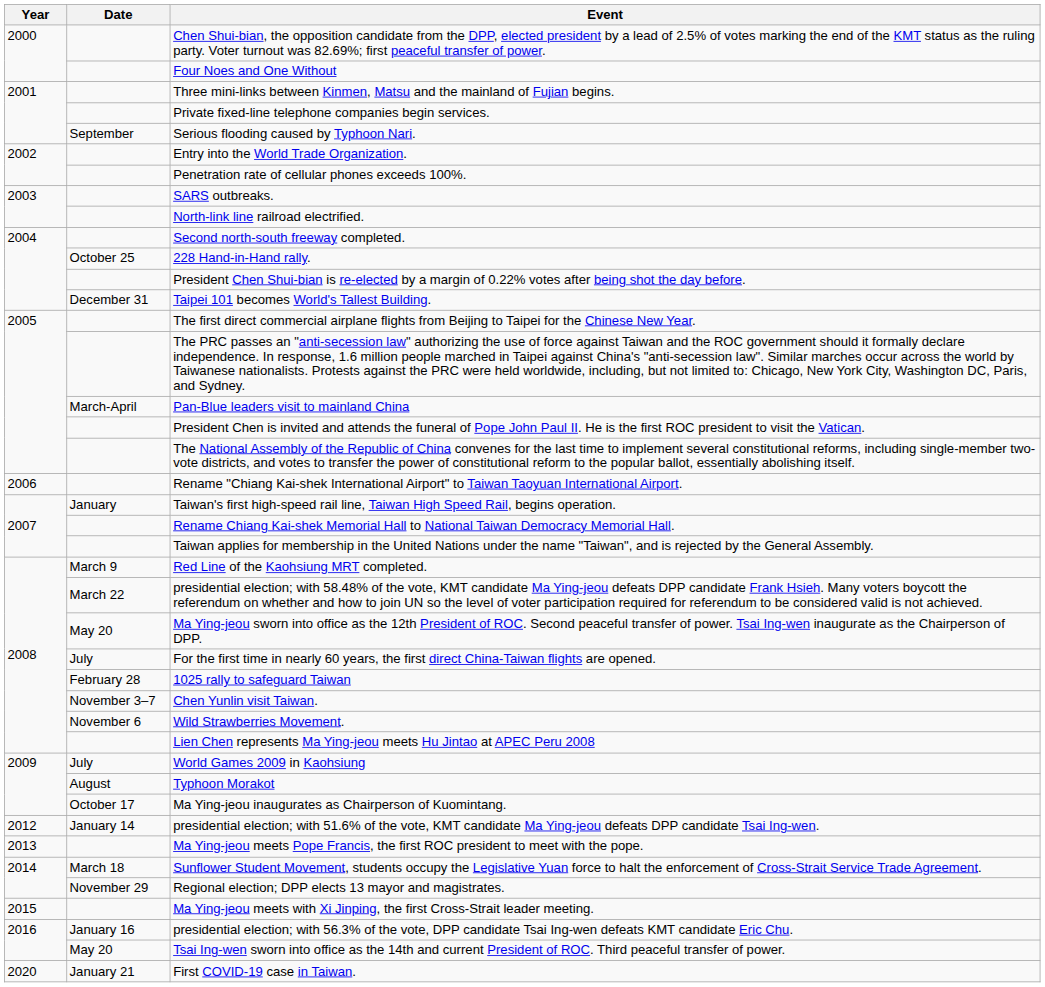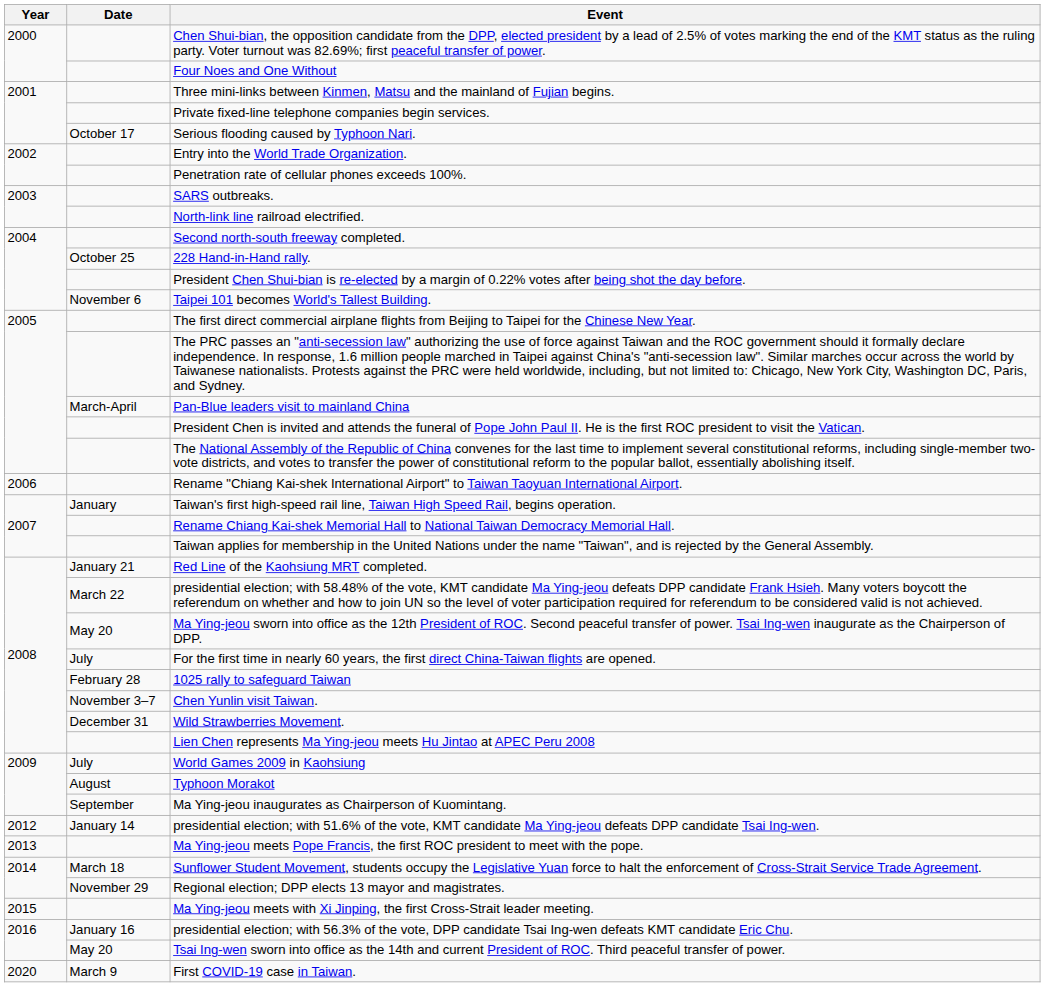(102, 133) September -> (102, 133) October 17
(109, 300) December 31 -> (105, 300) November 6
(93, 567) March 9 -> (102, 567) January 21
(105, 721) November 6 -> (109, 721) December 31
(102, 804) October 17 -> (102, 804) September
(102, 971) January 21 -> (93, 971) March 9
